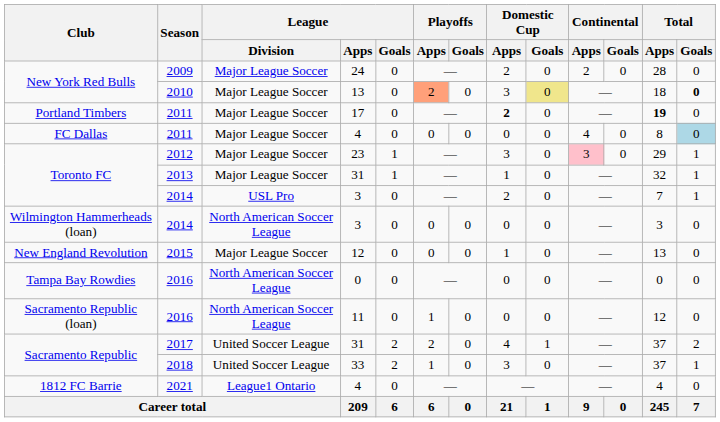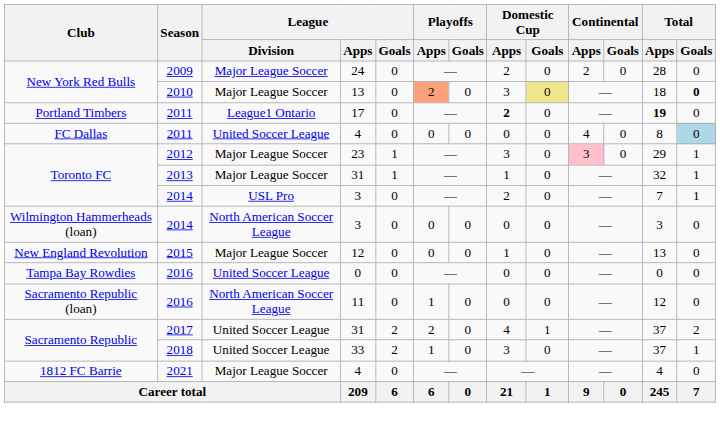(271, 112) Major League Soccer -> (271, 112) League1 Ontario
(271, 133) Major League Soccer -> (271, 133) United Soccer League
(271, 280) North American Soccer League -> (271, 273) United Soccer League
(271, 386) League1 Ontario -> (271, 371) Major League Soccer
